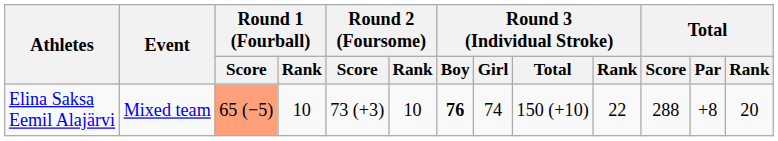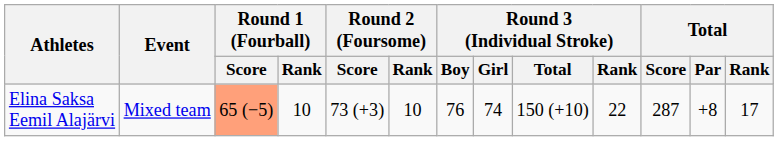(455, 110) bold -> (455, 110) normal
(666, 110) 288 -> (666, 110) 287
(749, 110) 20 -> (749, 110) 17
